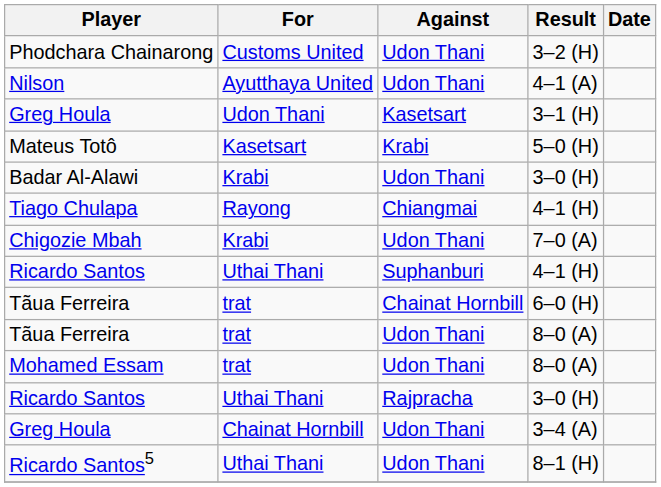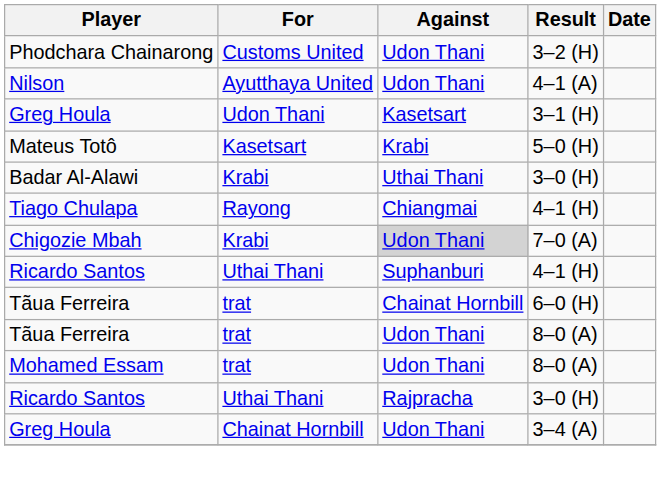(433, 177) Udon Thani -> (433, 177) Uthai Thani
(433, 240) no background -> (433, 240) lightgrey background
- row: (82, 463)
